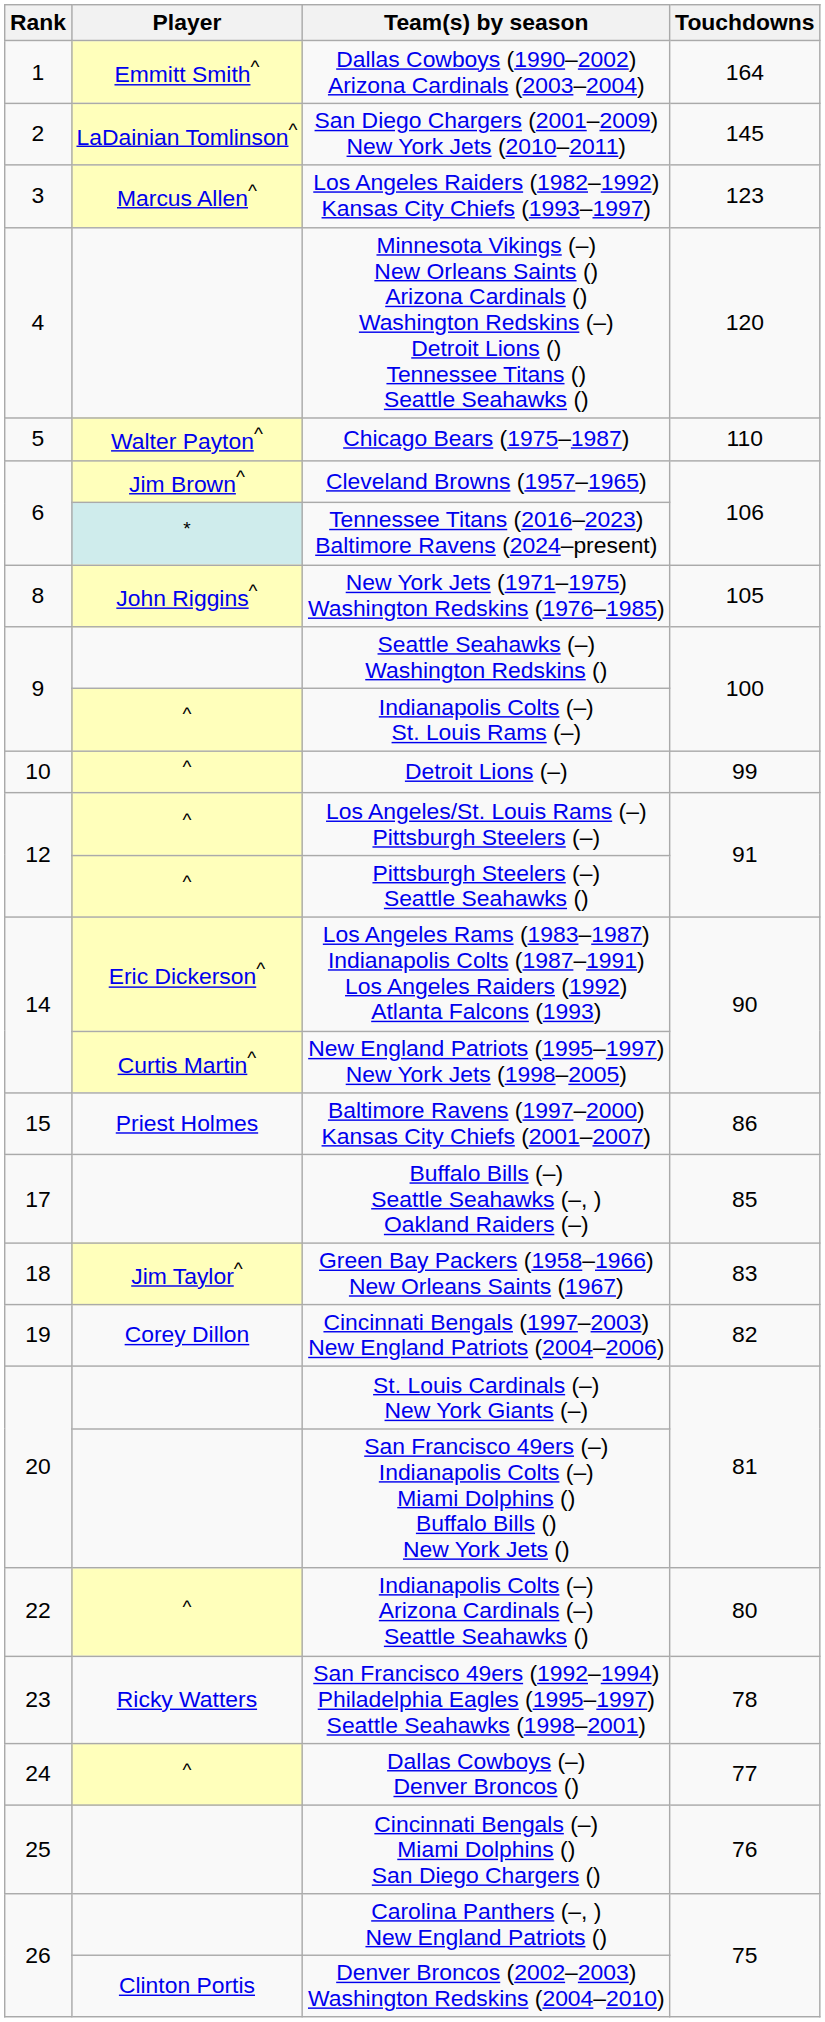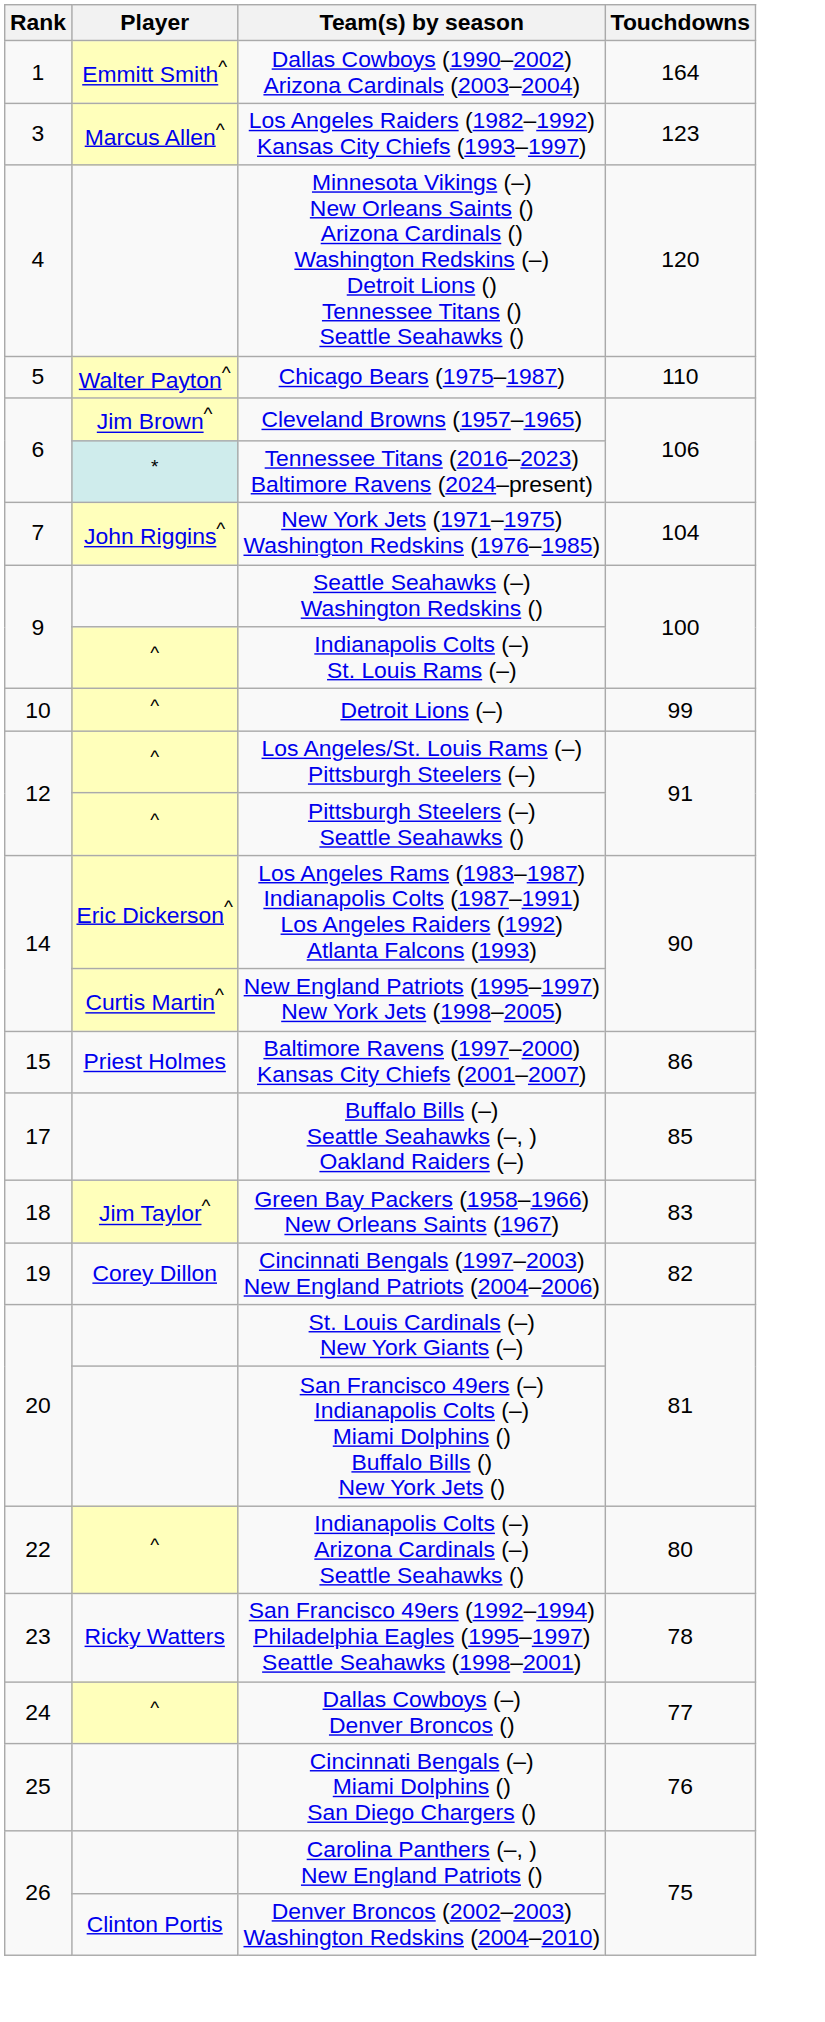- row: (486, 133)
(38, 595) 8 -> (38, 533) 7
(745, 595) 105 -> (680, 533) 104
